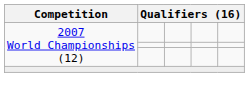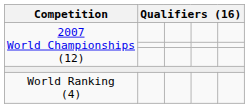+ row: (71, 88)
